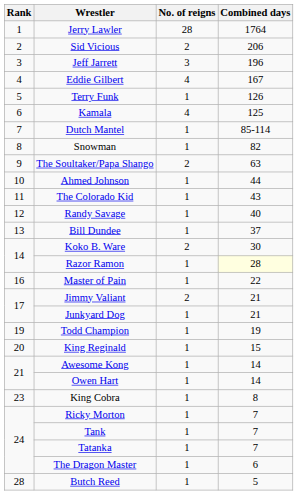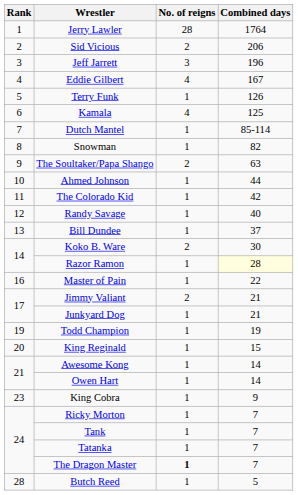(255, 197) 43 -> (255, 197) 42
(255, 398) 8 -> (255, 398) 9
(187, 465) normal -> (187, 465) bold
(255, 465) 6 -> (255, 465) 7
